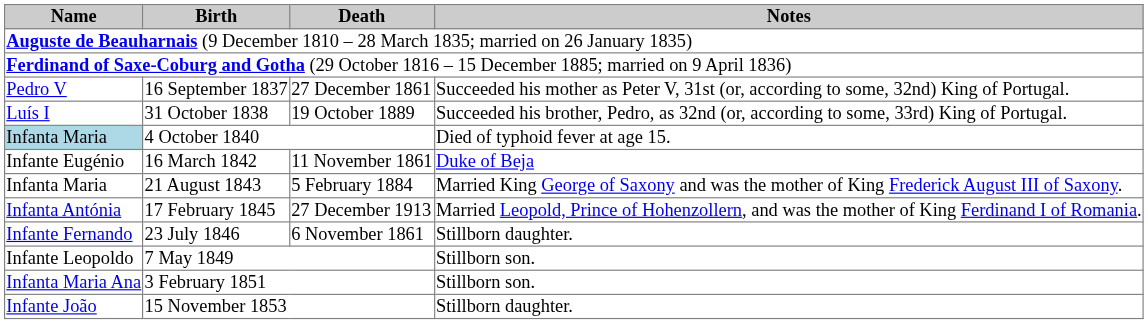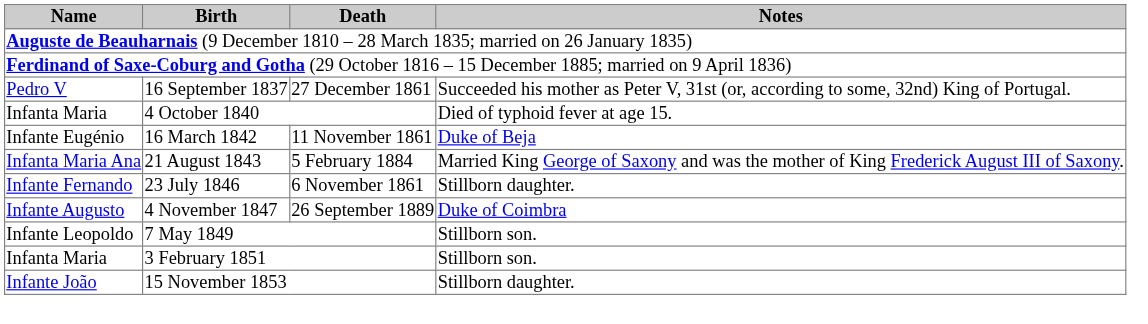- row: (206, 113)
(57, 137) lightblue background -> (57, 113) no background
(57, 185) Infanta Maria -> (74, 161) Infanta Maria Ana
- row: (210, 209)
+ row: (211, 209)
(74, 282) Infanta Maria Ana -> (57, 258) Infanta Maria
